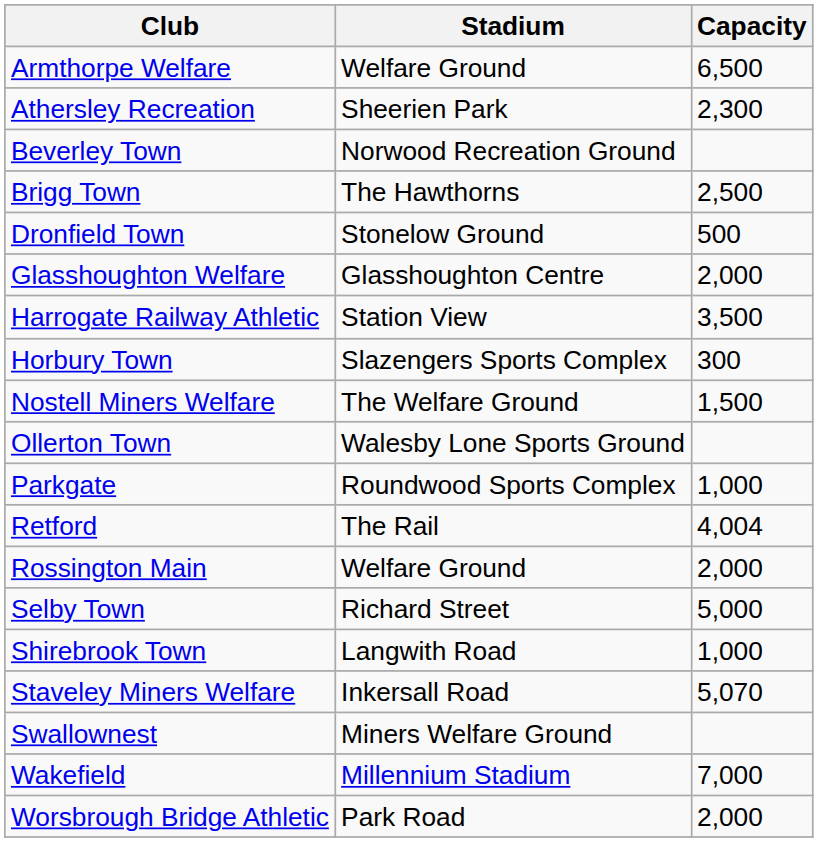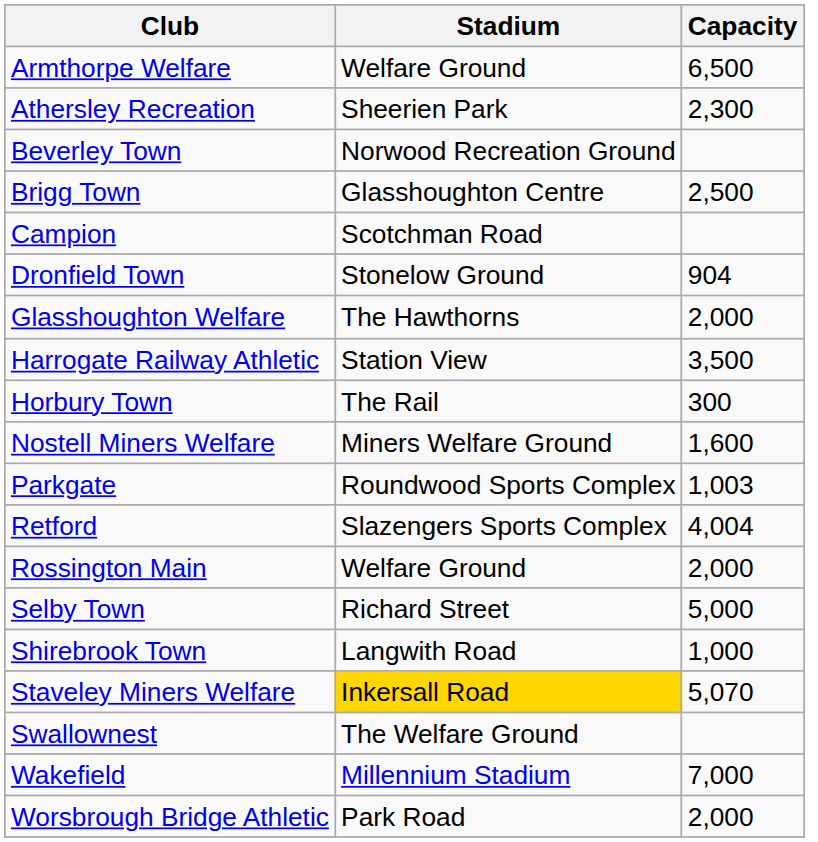(430, 192) The Hawthorns -> (473, 192) Glasshoughton Centre
+ row: (64, 234)
(719, 234) 500 -> (710, 276) 904
(473, 276) Glasshoughton Centre -> (430, 317) The Hawthorns
(504, 359) Slazengers Sports Complex -> (390, 401) The Rail
(460, 401) The Welfare Ground -> (477, 442) Miners Welfare Ground
(730, 401) 1,500 -> (721, 442) 1,600
- row: (91, 442)
(730, 484) 1,000 -> (721, 484) 1,003
(390, 525) The Rail -> (504, 525) Slazengers Sports Complex
(425, 692) no background -> (425, 692) gold background
(477, 734) Miners Welfare Ground -> (460, 734) The Welfare Ground
